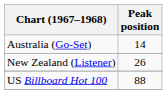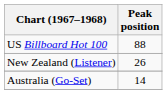rows swapped: (49, 44) <-> (57, 80)
